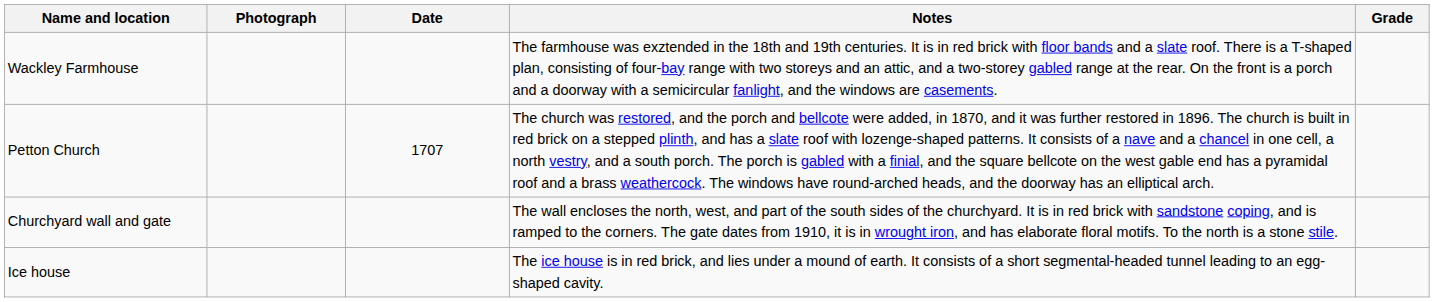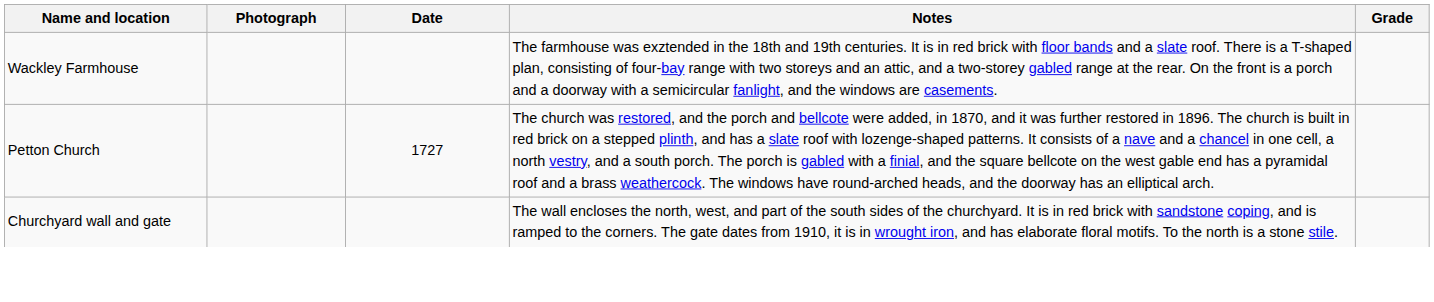(427, 150) 1707 -> (427, 150) 1727
- row: (39, 271)
